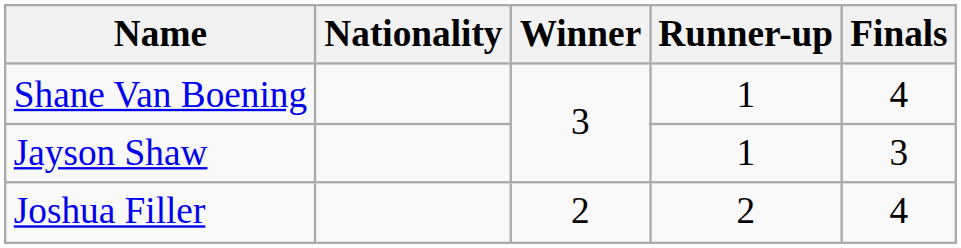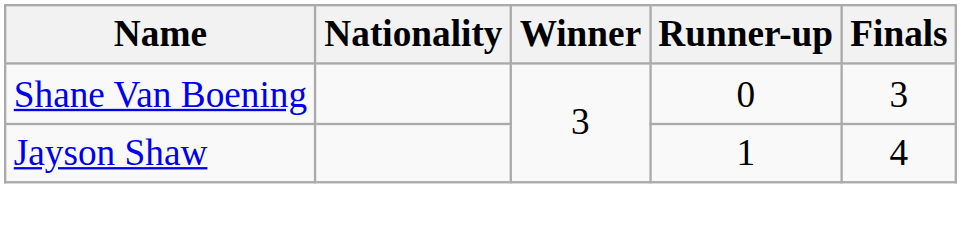(746, 93) 1 -> (746, 93) 0
(899, 93) 4 -> (899, 93) 3
(899, 152) 3 -> (899, 152) 4
- row: (110, 211)
